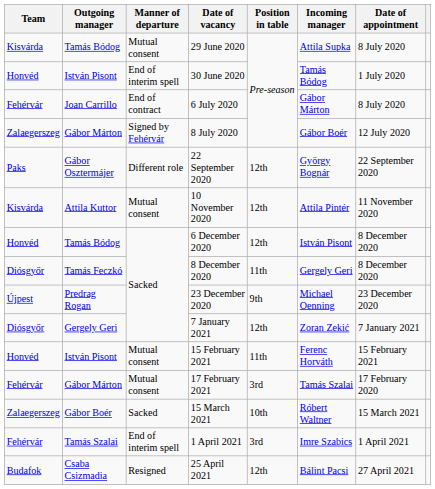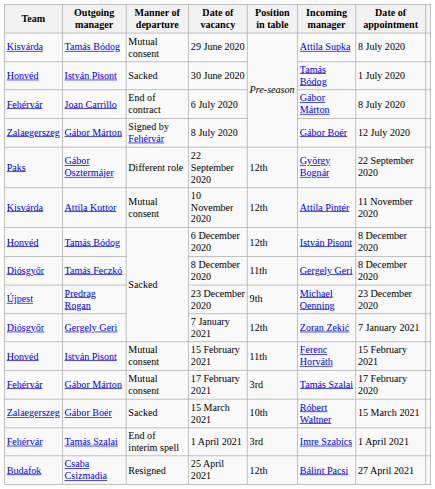(154, 76) End of interim spell -> (143, 76) Sacked
